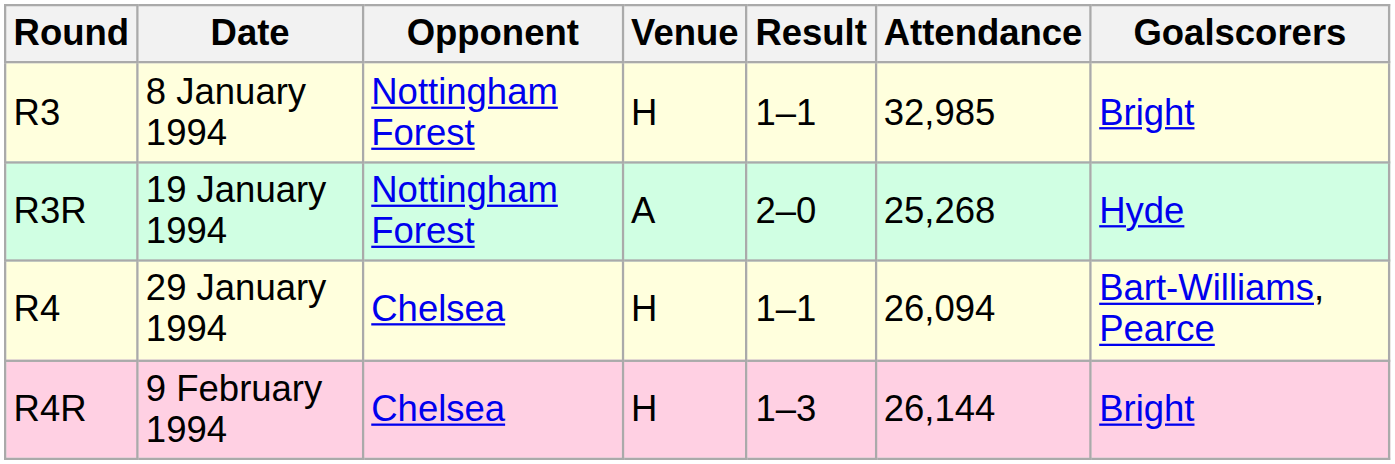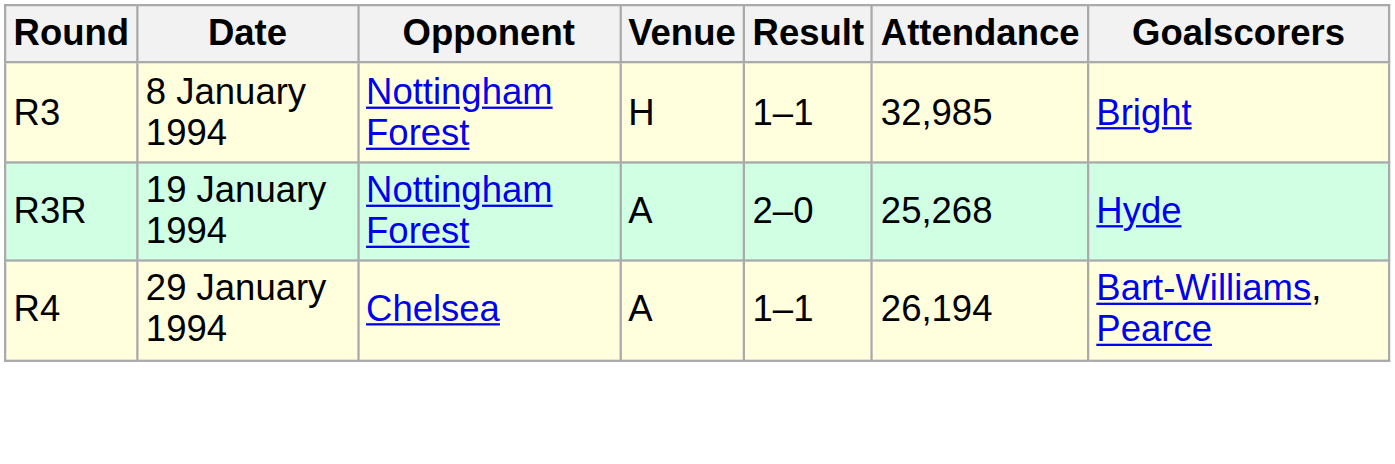(644, 309) H -> (640, 309) A
(940, 309) 26,094 -> (937, 309) 26,194
- row: (50, 408)
